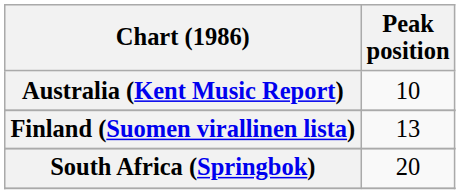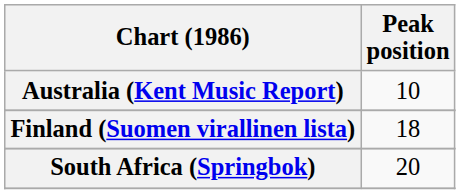(408, 129) 13 -> (408, 129) 18
